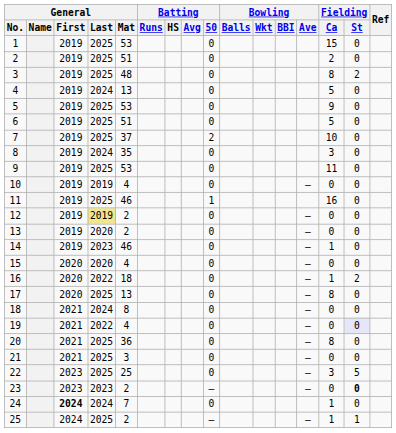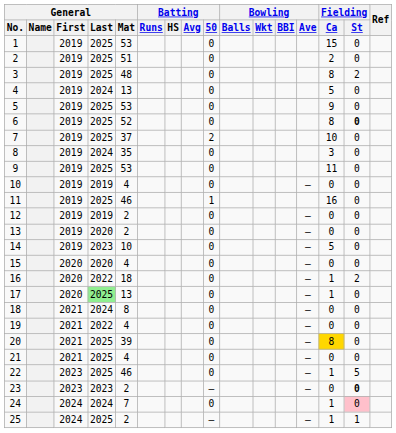(126, 122) 51 -> (126, 122) 52
(332, 122) 5 -> (332, 122) 8
(357, 122) normal -> (357, 122) bold
(101, 216) khaki background -> (101, 216) no background
(126, 247) 46 -> (126, 247) 10
(332, 247) 1 -> (332, 247) 5
(101, 294) no background -> (101, 294) lightgreen background
(332, 294) 8 -> (332, 294) 1
(357, 326) lavender background -> (357, 326) no background
(126, 341) 36 -> (126, 341) 39
(332, 341) no background -> (332, 341) gold background
(126, 357) 3 -> (126, 357) 4
(126, 373) 25 -> (126, 373) 46
(332, 373) 3 -> (332, 373) 1
(71, 404) bold -> (71, 404) normal
(357, 404) no background -> (357, 404) pink background
